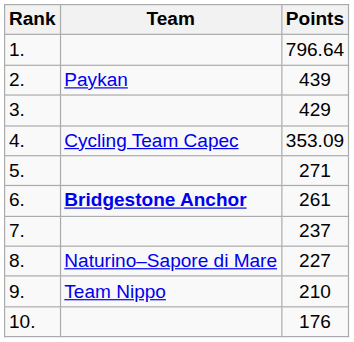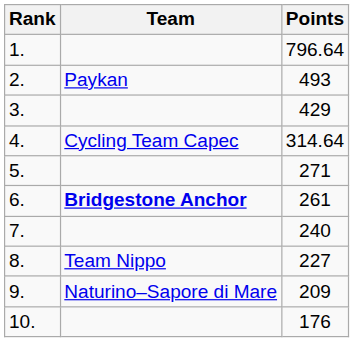(315, 79) 439 -> (315, 79) 493
(315, 140) 353.09 -> (315, 140) 314.64
(315, 230) 237 -> (315, 230) 240
(171, 261) Naturino–Sapore di Mare -> (115, 261) Team Nippo
(115, 291) Team Nippo -> (171, 291) Naturino–Sapore di Mare
(315, 291) 210 -> (315, 291) 209
